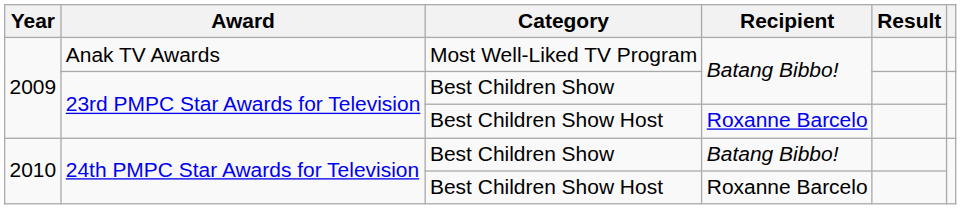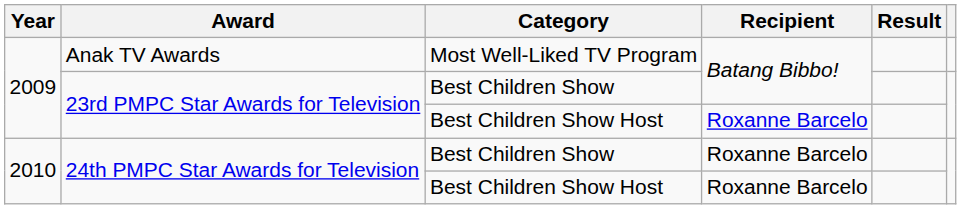(773, 154) Batang Bibbo! -> (787, 154) Roxanne Barcelo
